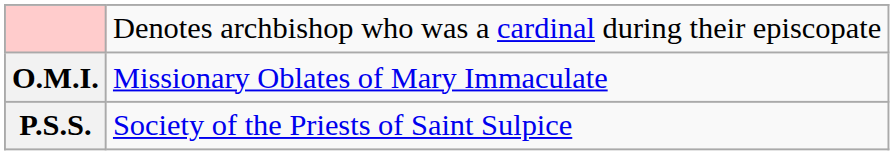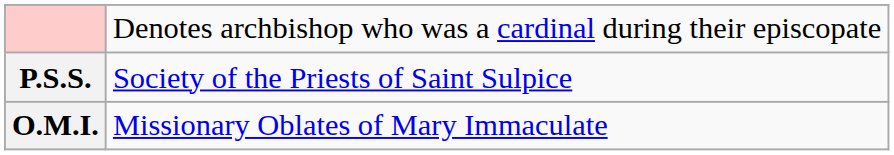rows swapped: (55, 76) <-> (55, 125)
